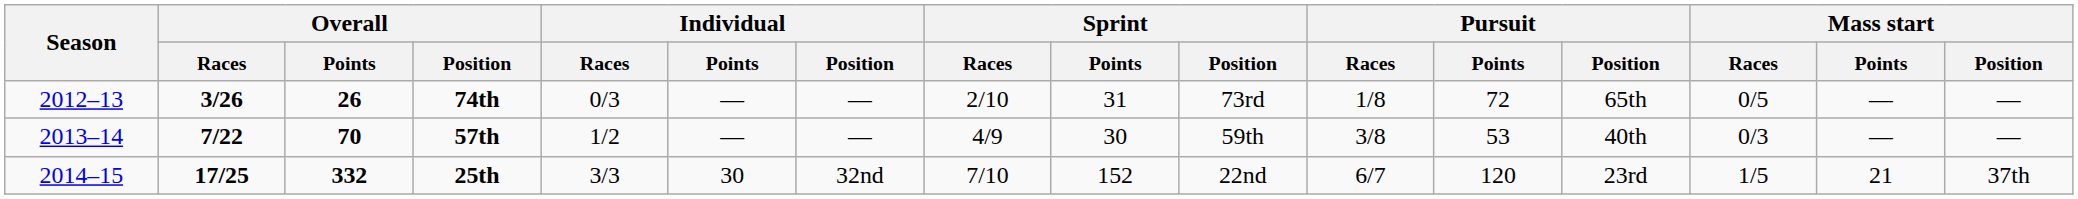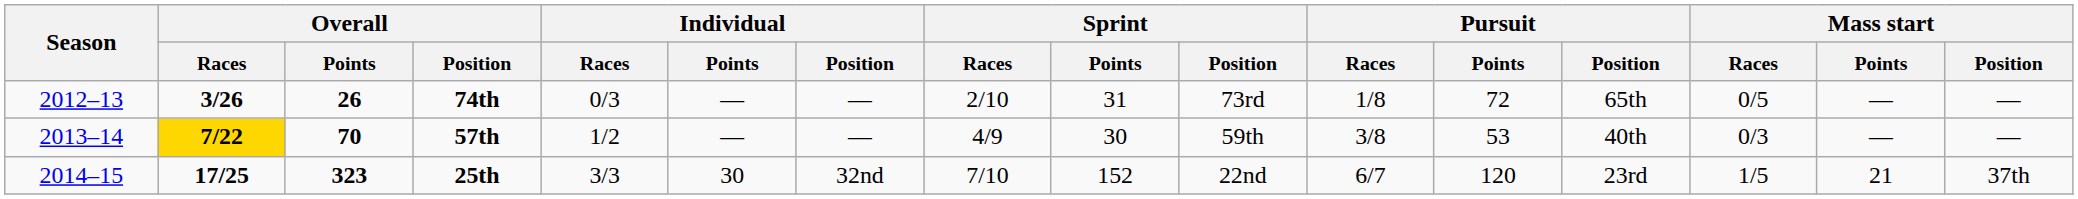(222, 136) no background -> (222, 136) gold background
(349, 174) 332 -> (349, 174) 323
